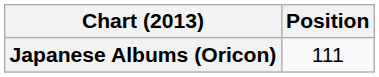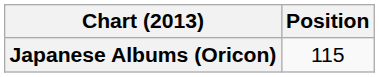(328, 54) 111 -> (328, 54) 115
